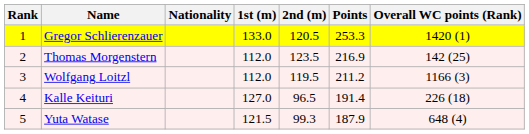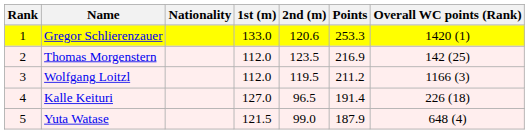(304, 35) 120.5 -> (304, 35) 120.6
(304, 118) 99.3 -> (304, 118) 99.0
